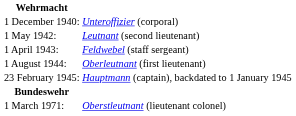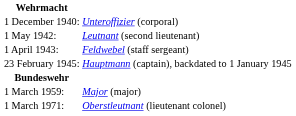- row: (35, 64)
+ row: (34, 92)
